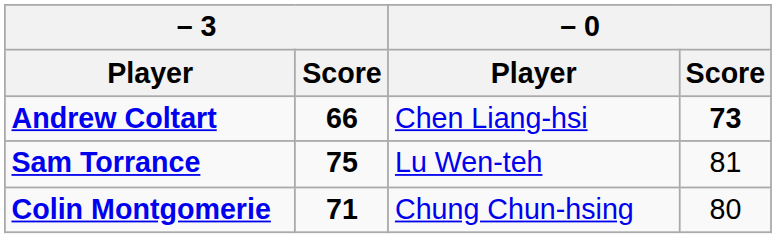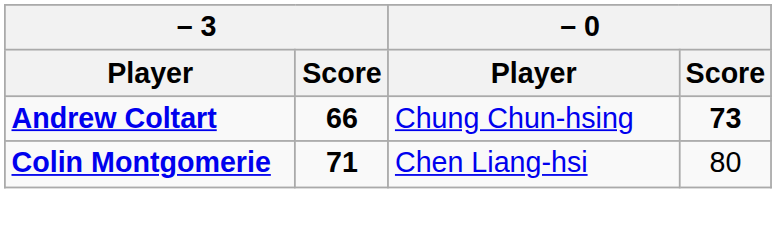(491, 118) Chen Liang-hsi -> (514, 118) Chung Chun-hsing
- row: (106, 163)
(514, 208) Chung Chun-hsing -> (491, 163) Chen Liang-hsi
